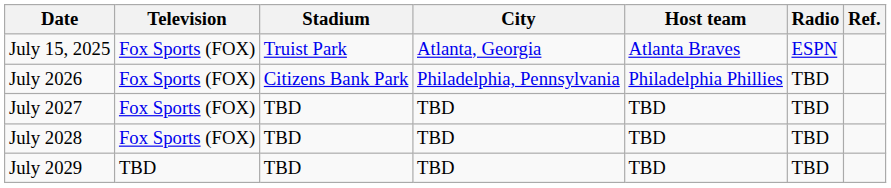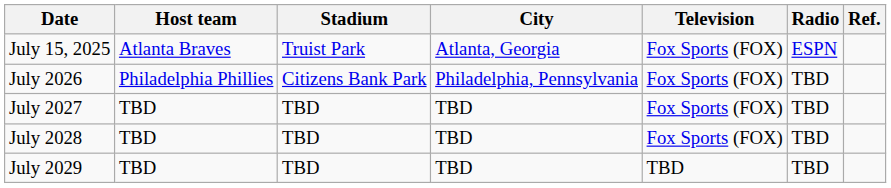columns swapped: (706, 19) <-> (187, 19)
